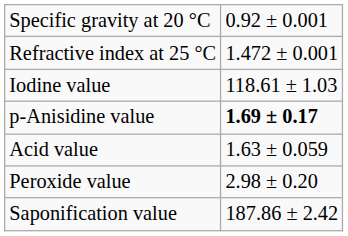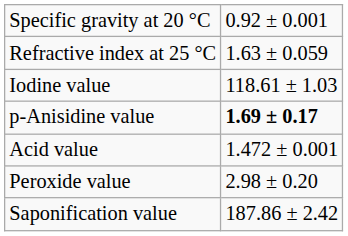(282, 52) 1.472 ± 0.001 -> (277, 52) 1.63 ± 0.059
(277, 149) 1.63 ± 0.059 -> (282, 149) 1.472 ± 0.001
